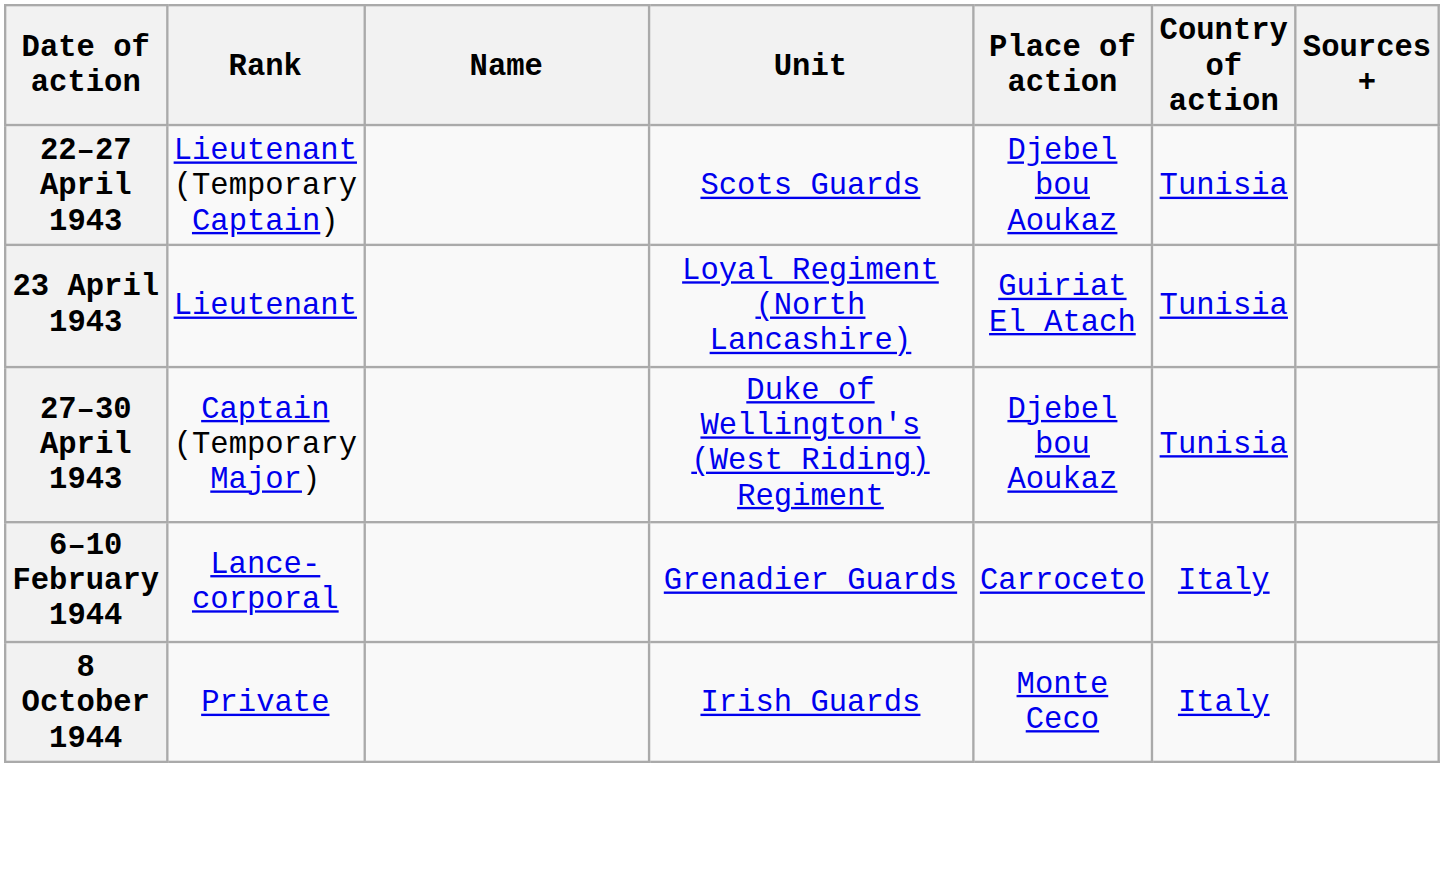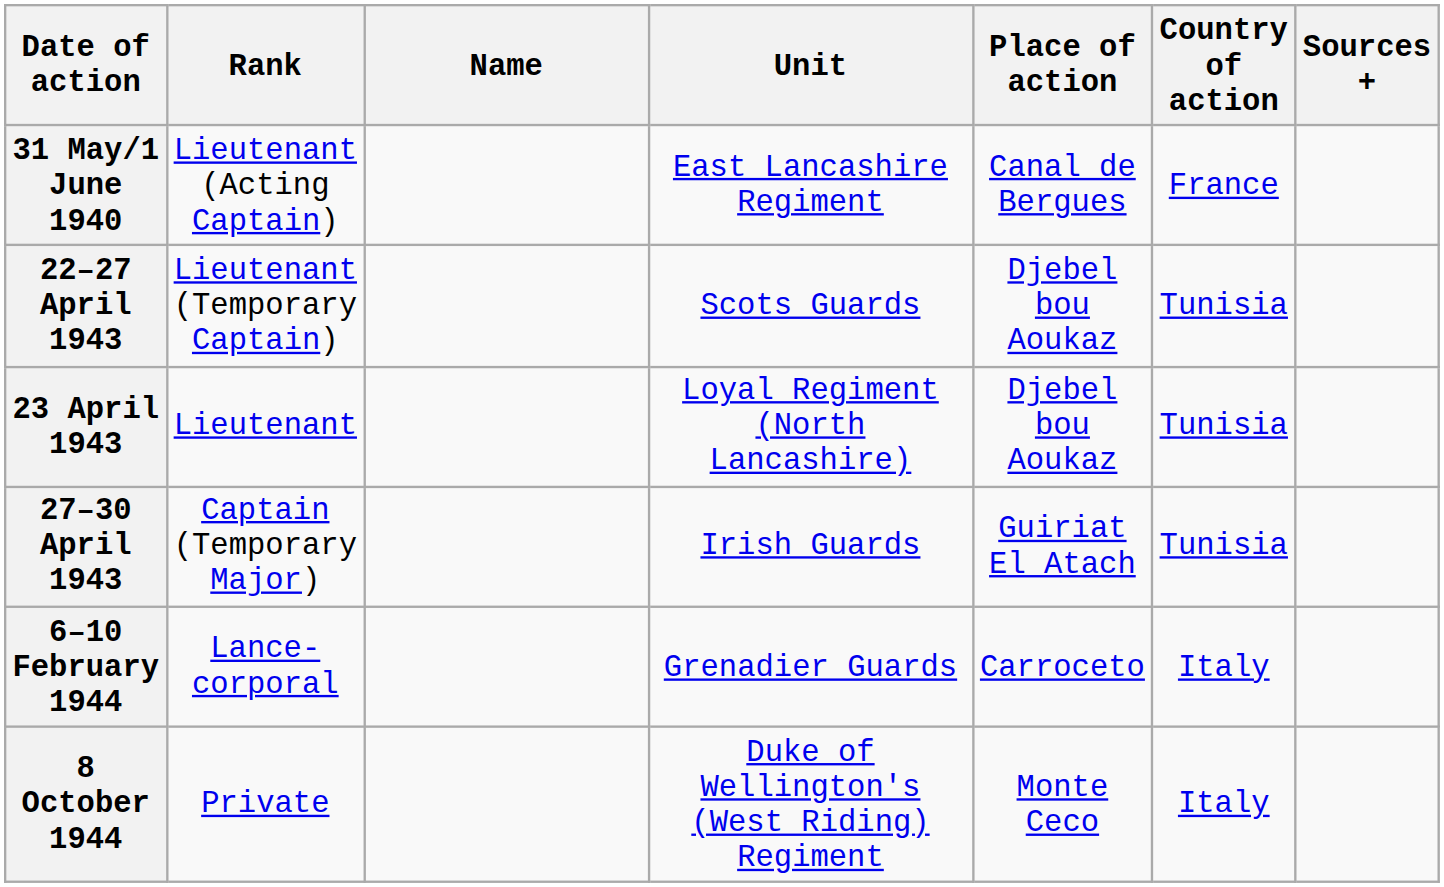+ row: (86, 186)
(1062, 306) Guiriat El Atach -> (1062, 426) Djebel bou Aoukaz
(810, 444) Duke of Wellington's (West Riding) Regiment -> (810, 546) Irish Guards
(1062, 444) Djebel bou Aoukaz -> (1062, 546) Guiriat El Atach
(810, 702) Irish Guards -> (810, 805) Duke of Wellington's (West Riding) Regiment
